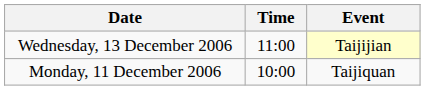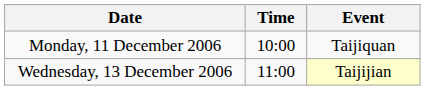rows swapped: (125, 71) <-> (125, 44)
